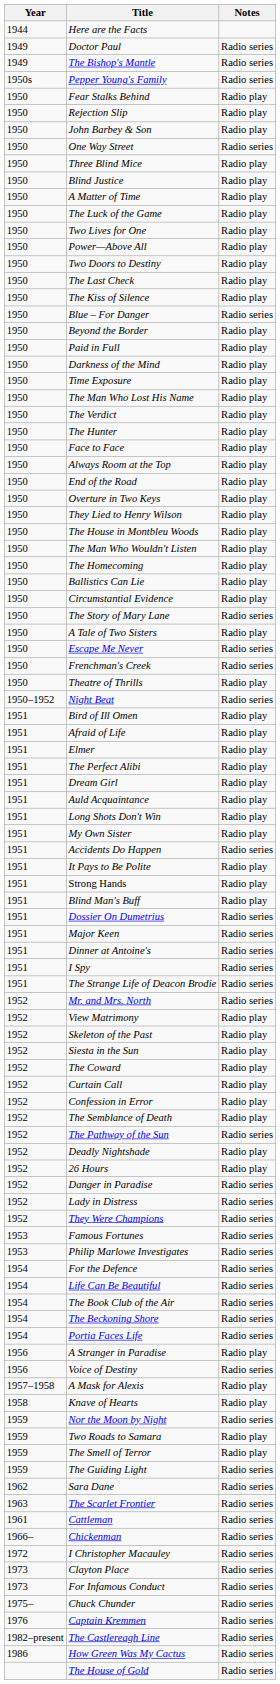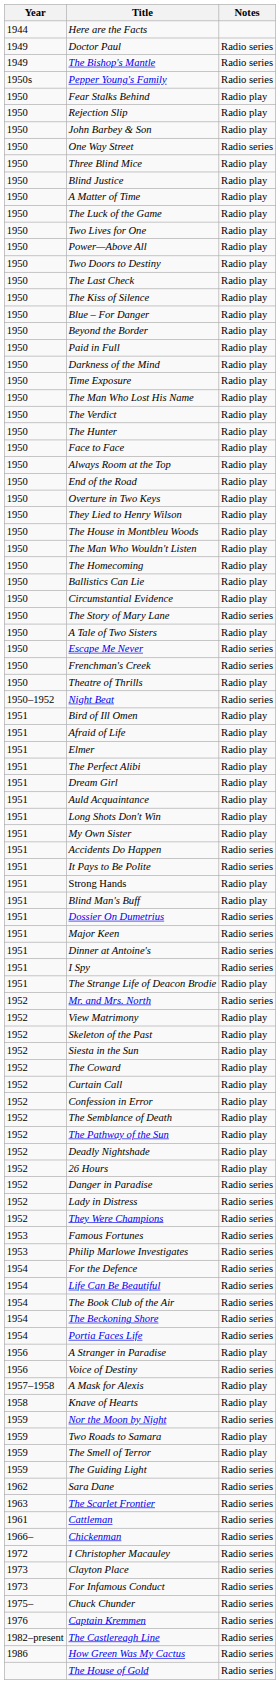(247, 314) Radio series -> (244, 314) Radio play
(244, 866) Radio play -> (247, 866) Radio series
(247, 984) Radio series -> (244, 984) Radio play
(247, 1134) Radio series -> (244, 1134) Radio play
